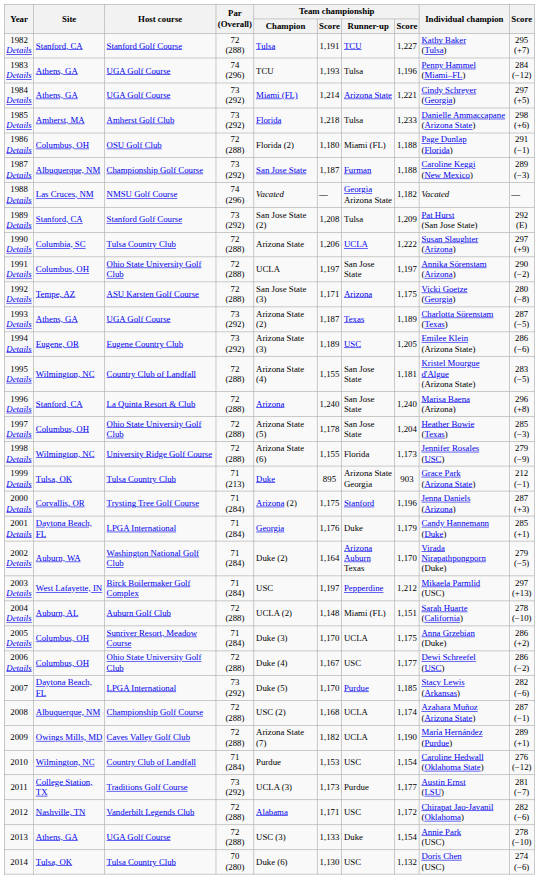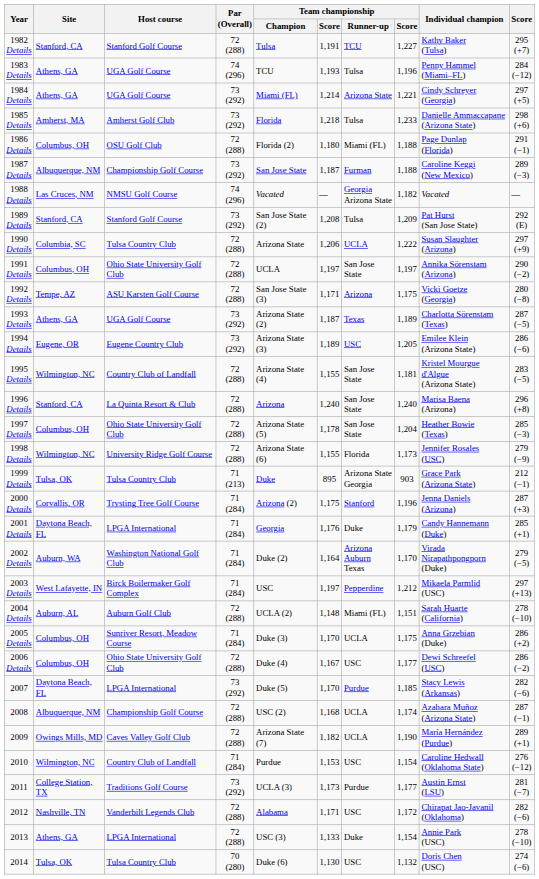(139, 837) UGA Golf Course -> (141, 837) LPGA International
